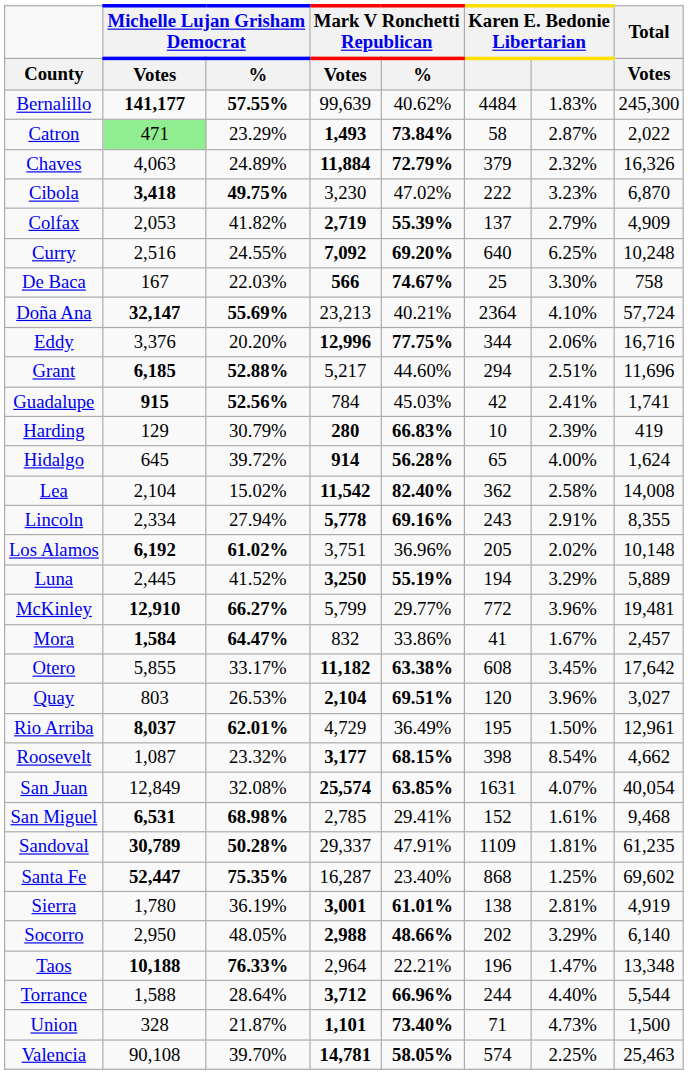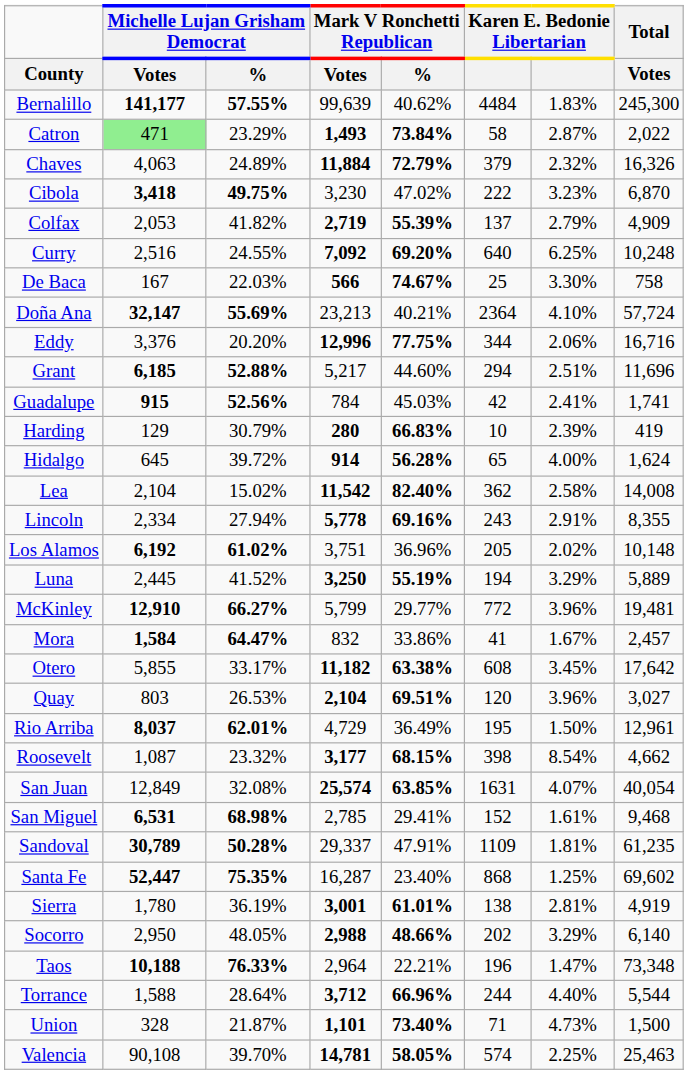(649, 965) 13,348 -> (649, 965) 73,348
